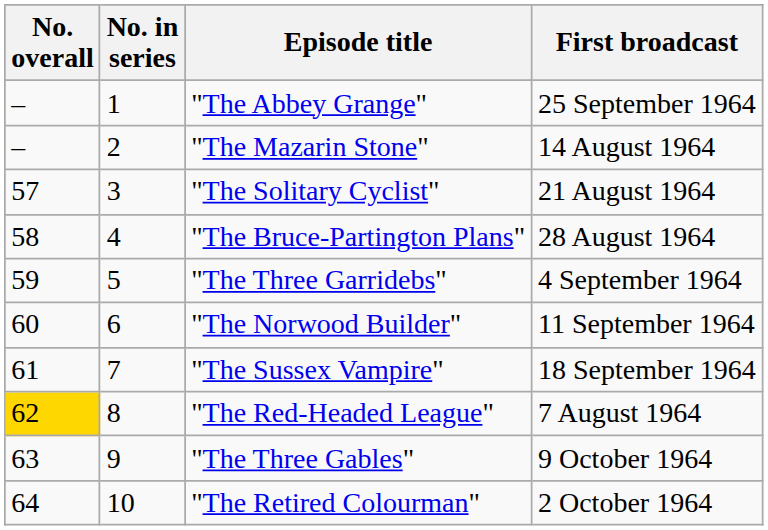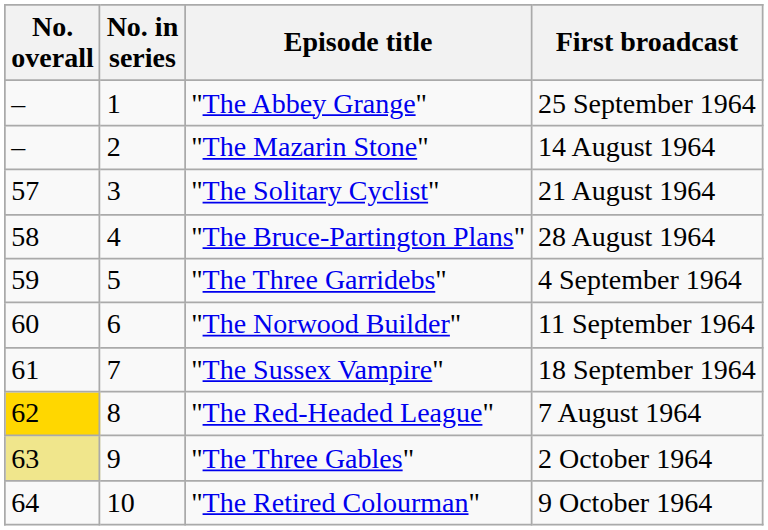(25, 457) no background -> (25, 457) khaki background
(625, 457) 9 October 1964 -> (625, 457) 2 October 1964
(625, 502) 2 October 1964 -> (625, 502) 9 October 1964
